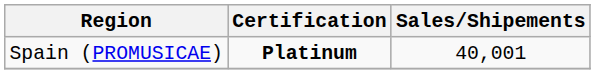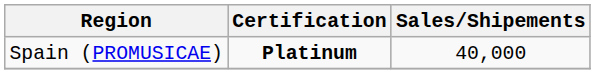(491, 53) 40,001 -> (491, 53) 40,000
